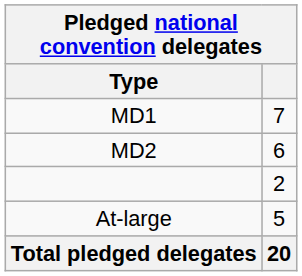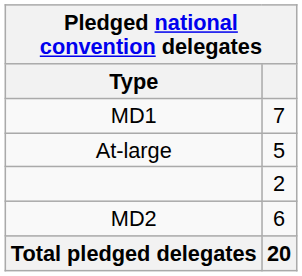rows swapped: (134, 150) <-> (134, 219)
